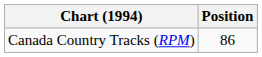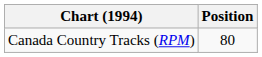(227, 40) 86 -> (227, 40) 80
